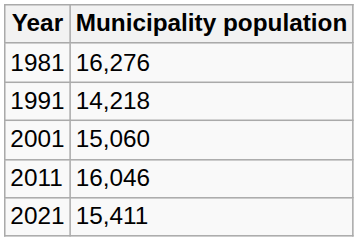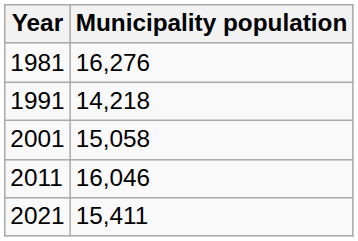(113, 139) 15,060 -> (113, 139) 15,058
